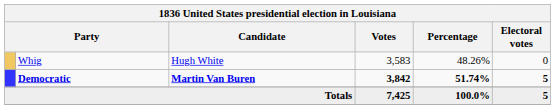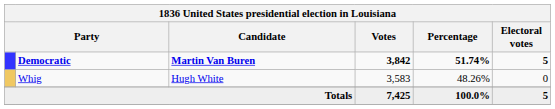rows swapped: (44, 78) <-> (30, 61)
